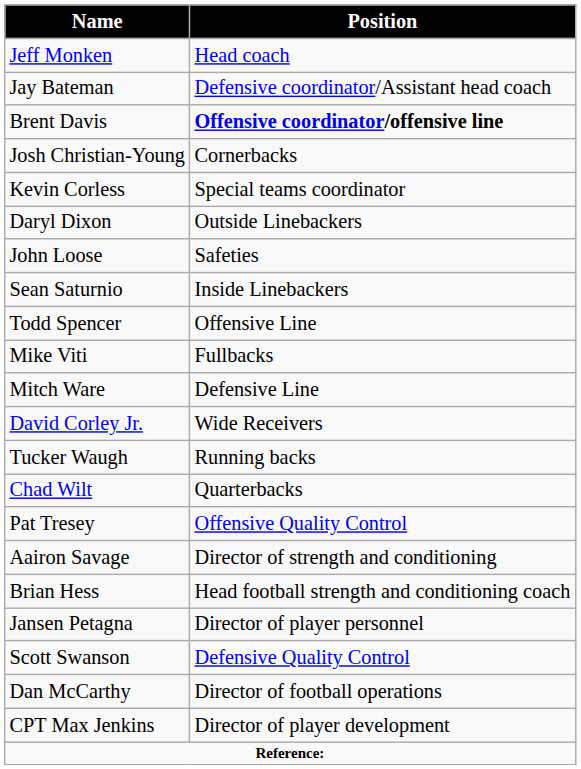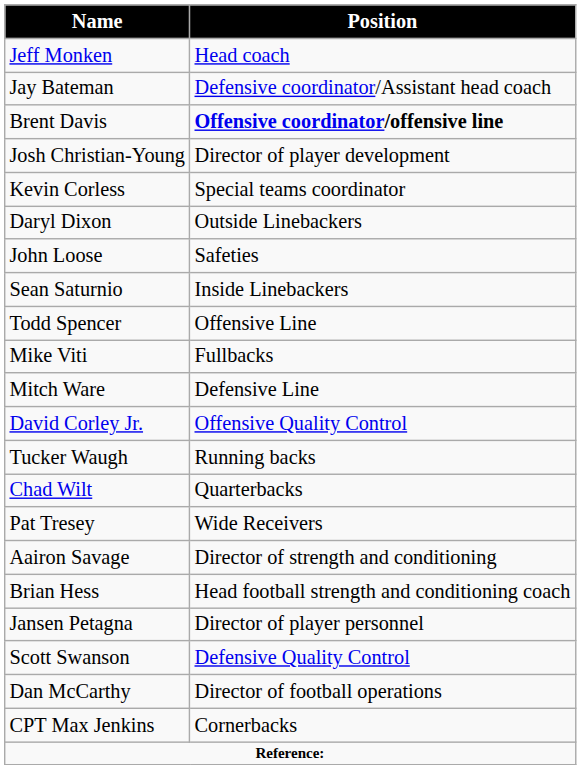(246, 155) Cornerbacks -> (322, 155) Director of player development
(259, 423) Wide Receivers -> (301, 423) Offensive Quality Control
(301, 523) Offensive Quality Control -> (259, 523) Wide Receivers
(322, 724) Director of player development -> (246, 724) Cornerbacks
